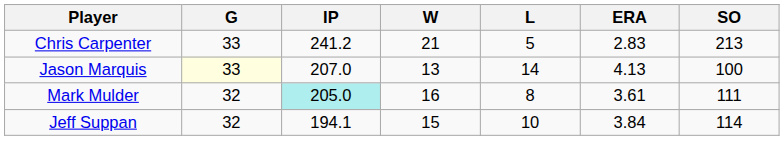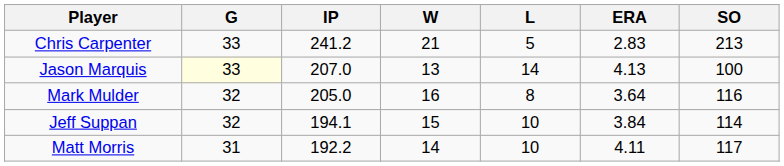(331, 95) paleturquoise background -> (331, 95) no background
(630, 95) 3.61 -> (630, 95) 3.64
(729, 95) 111 -> (729, 95) 116
+ row: (93, 148)
